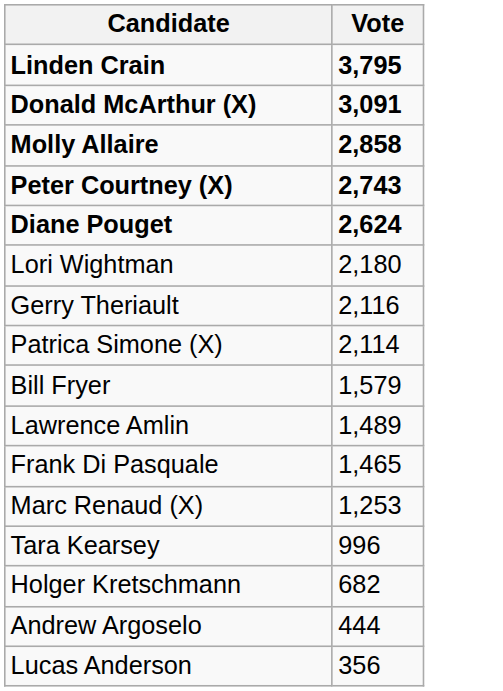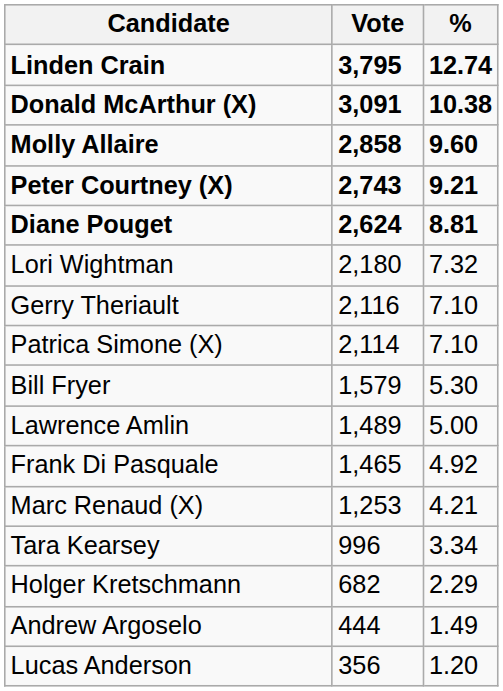+ column: (461, 24)
